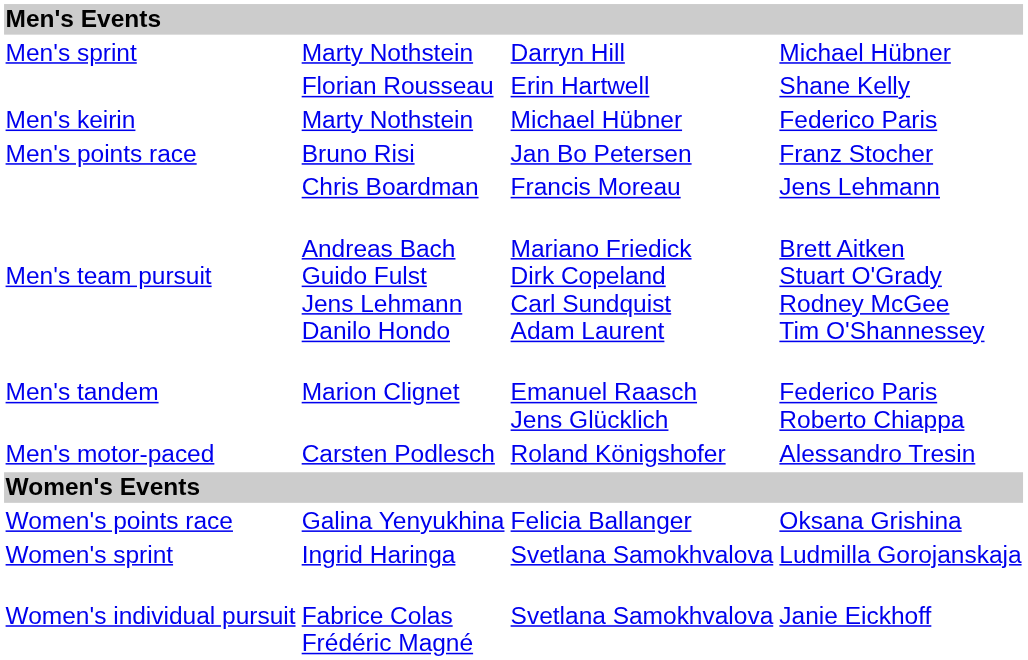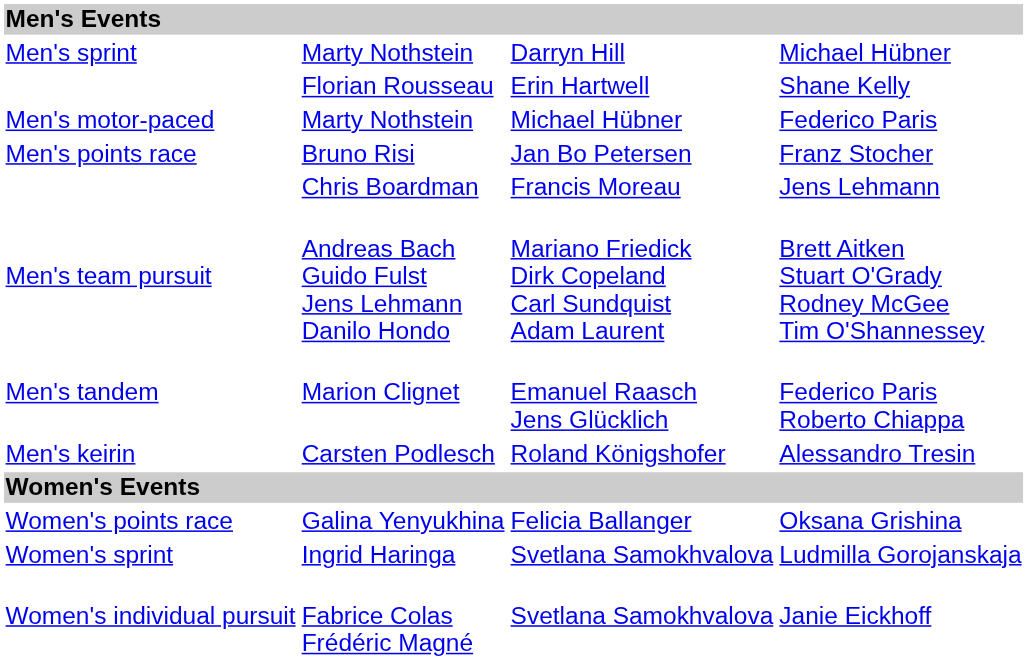(71, 120) Men's keirin -> (110, 120) Men's motor-paced
(110, 453) Men's motor-paced -> (71, 453) Men's keirin
